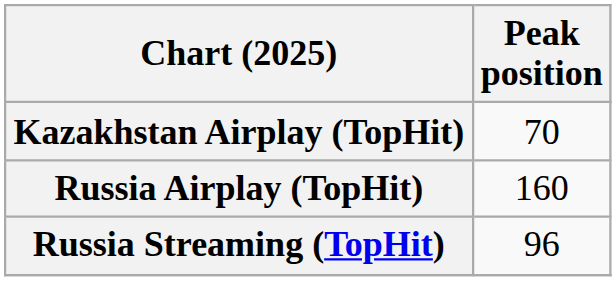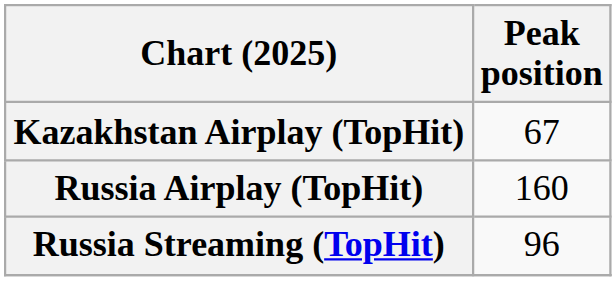(542, 130) 70 -> (542, 130) 67
